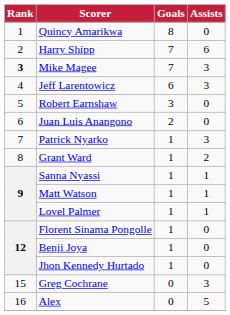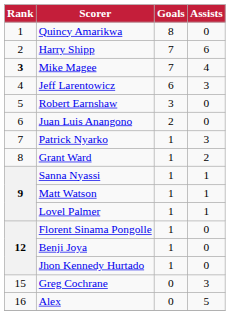(206, 67) 3 -> (206, 67) 4
